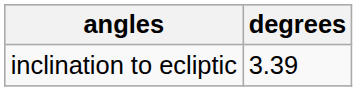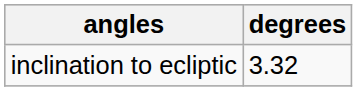(273, 65) 3.39 -> (273, 65) 3.32
